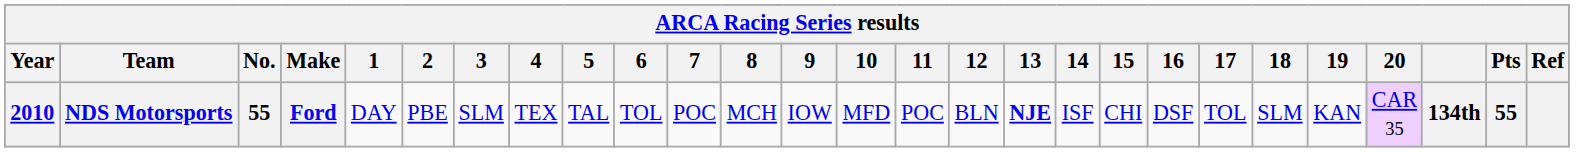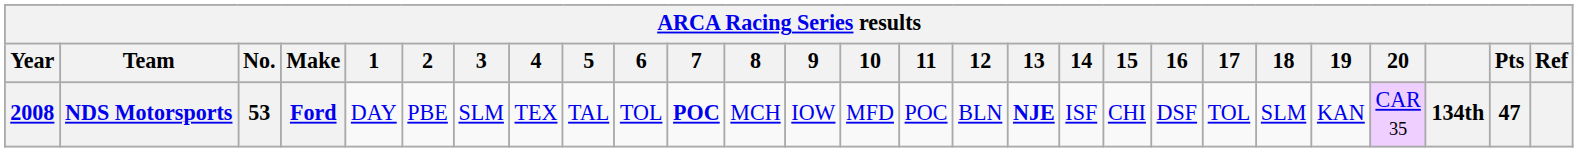(32, 113) 2010 -> (32, 113) 2008
(259, 113) 55 -> (259, 113) 53
(695, 113) normal -> (696, 113) bold
(1506, 113) 55 -> (1510, 113) 47
